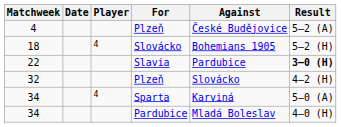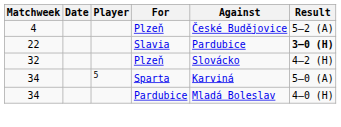- row: (33, 46)
(96, 95) 4 -> (96, 76) 5
